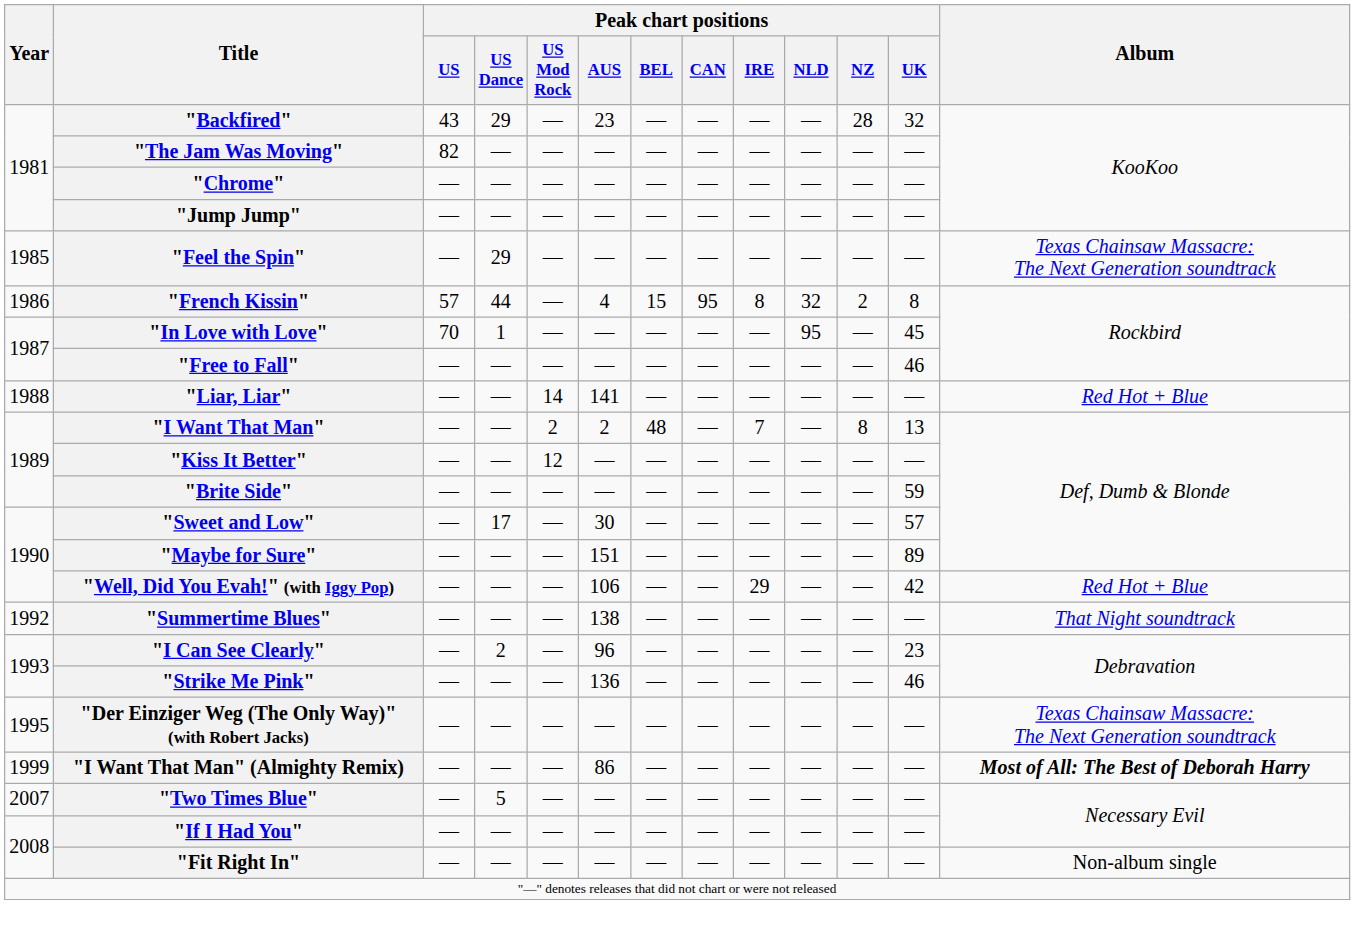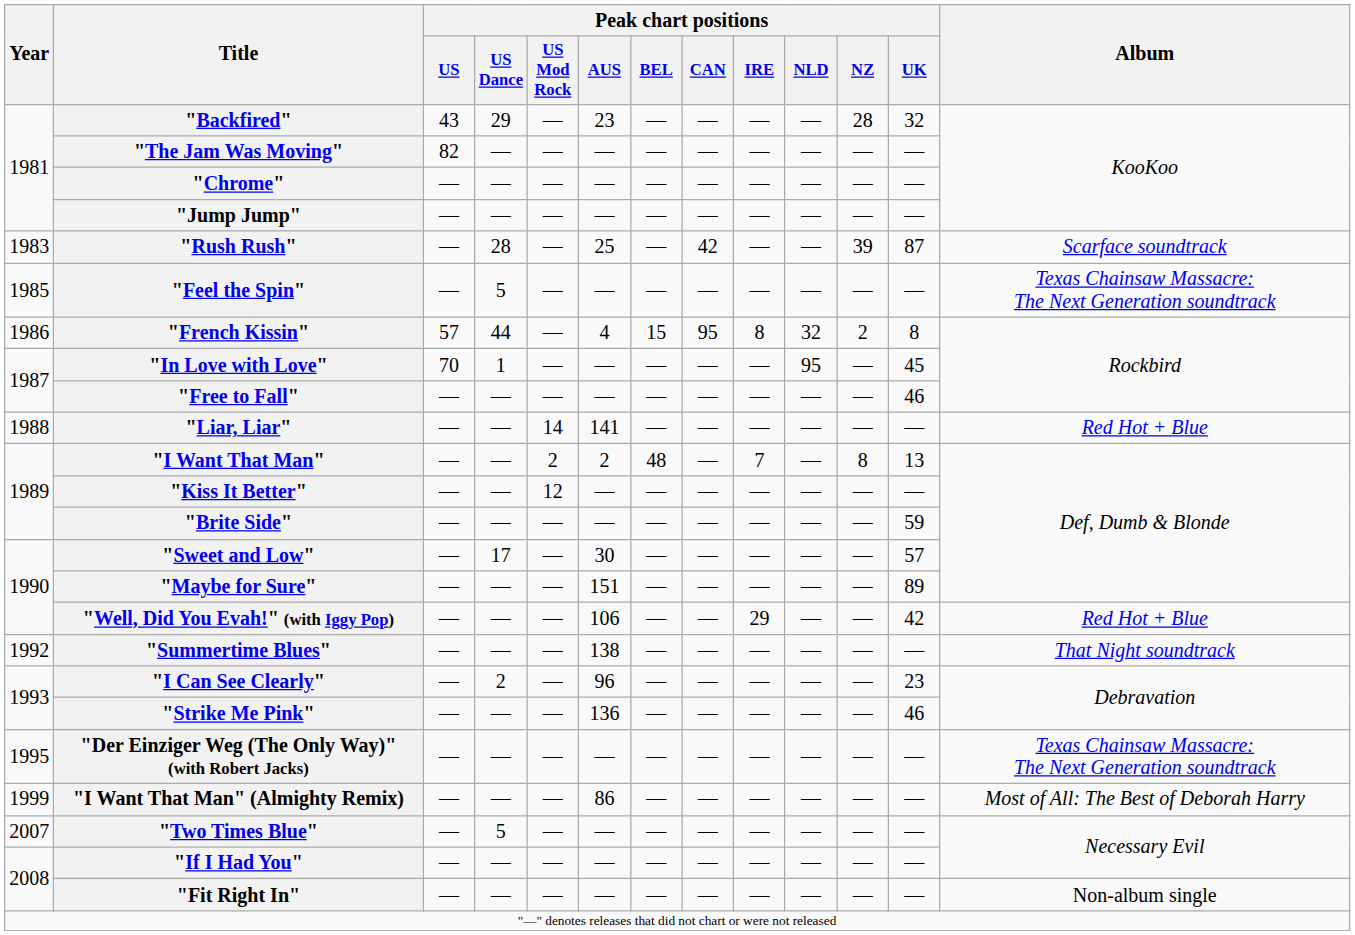+ row: (238, 246)
(501, 258) 29 -> (501, 289) 5
(1145, 767) bold -> (1145, 799) normal
